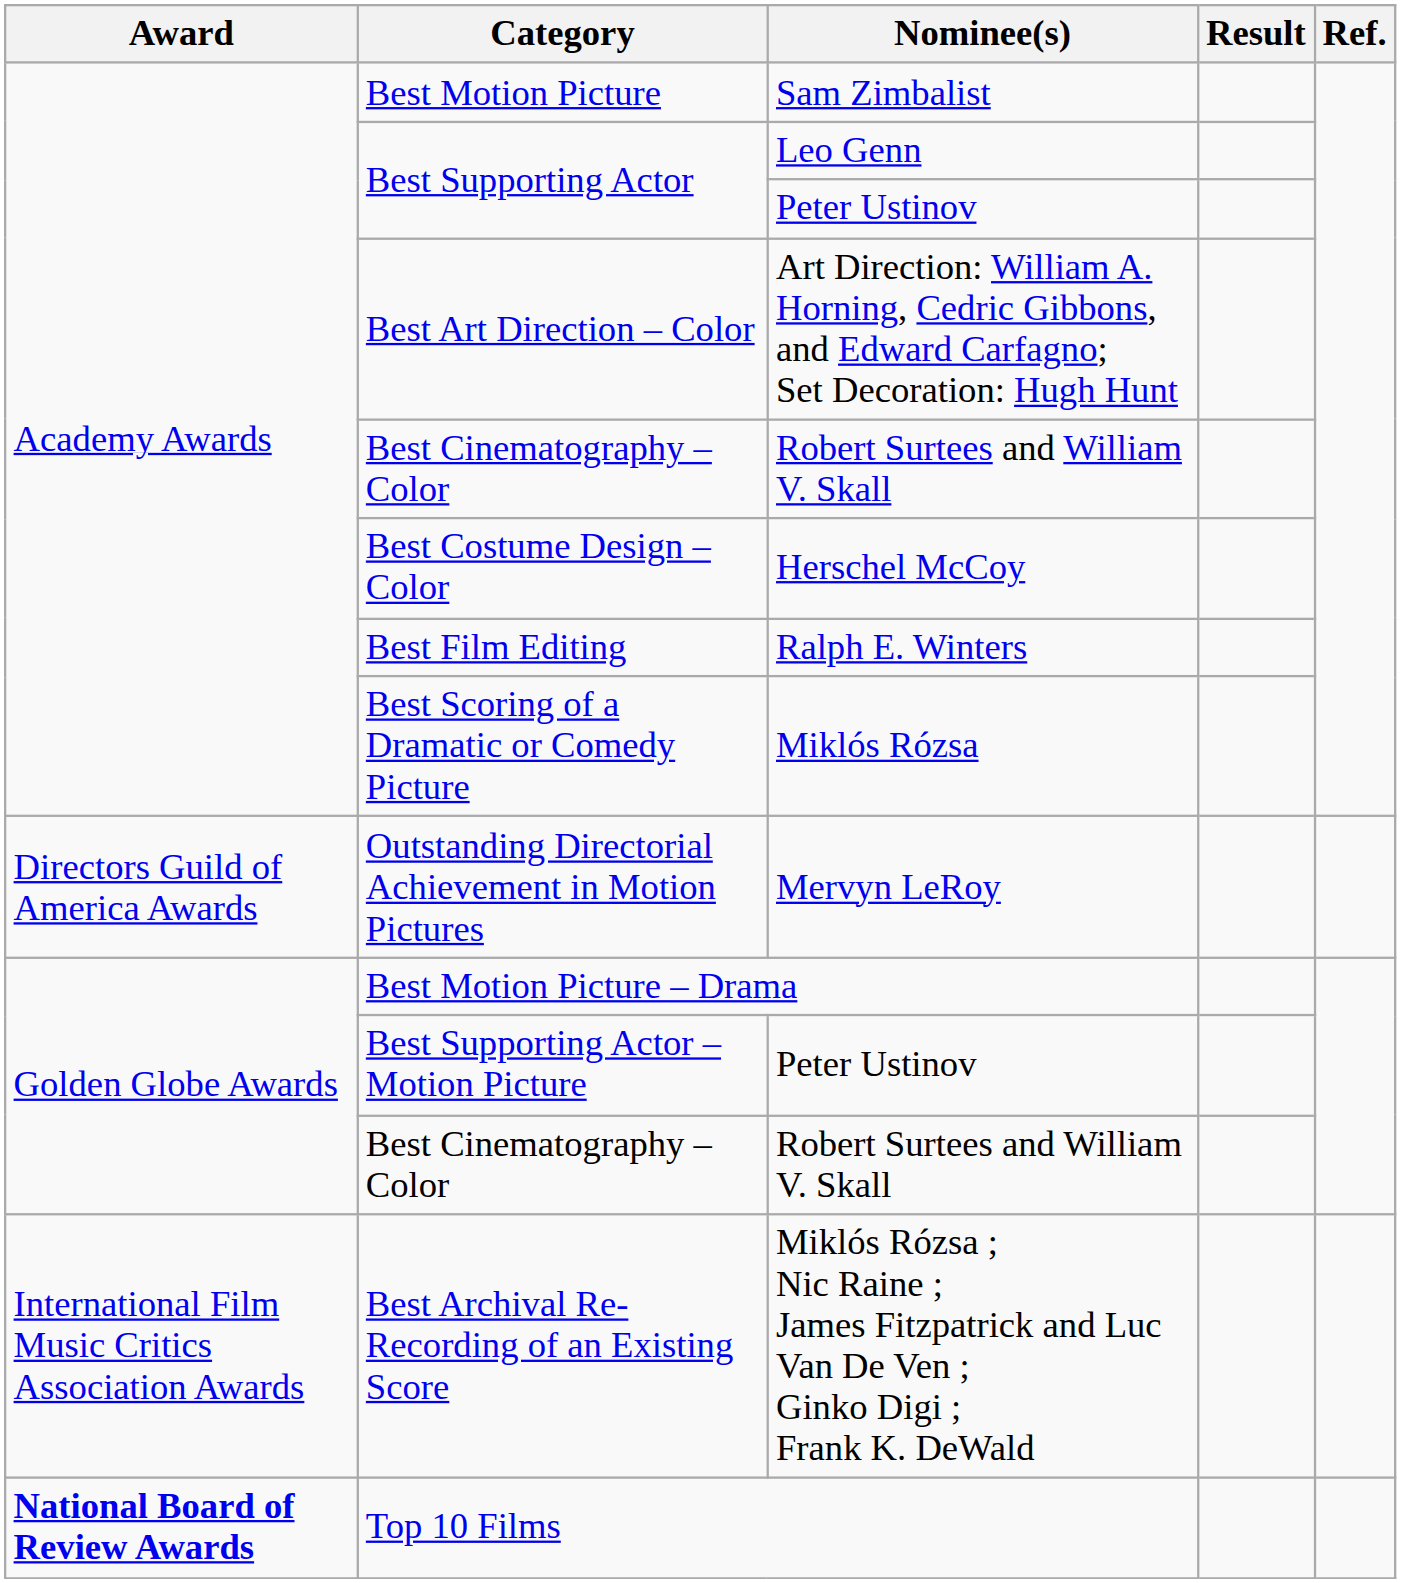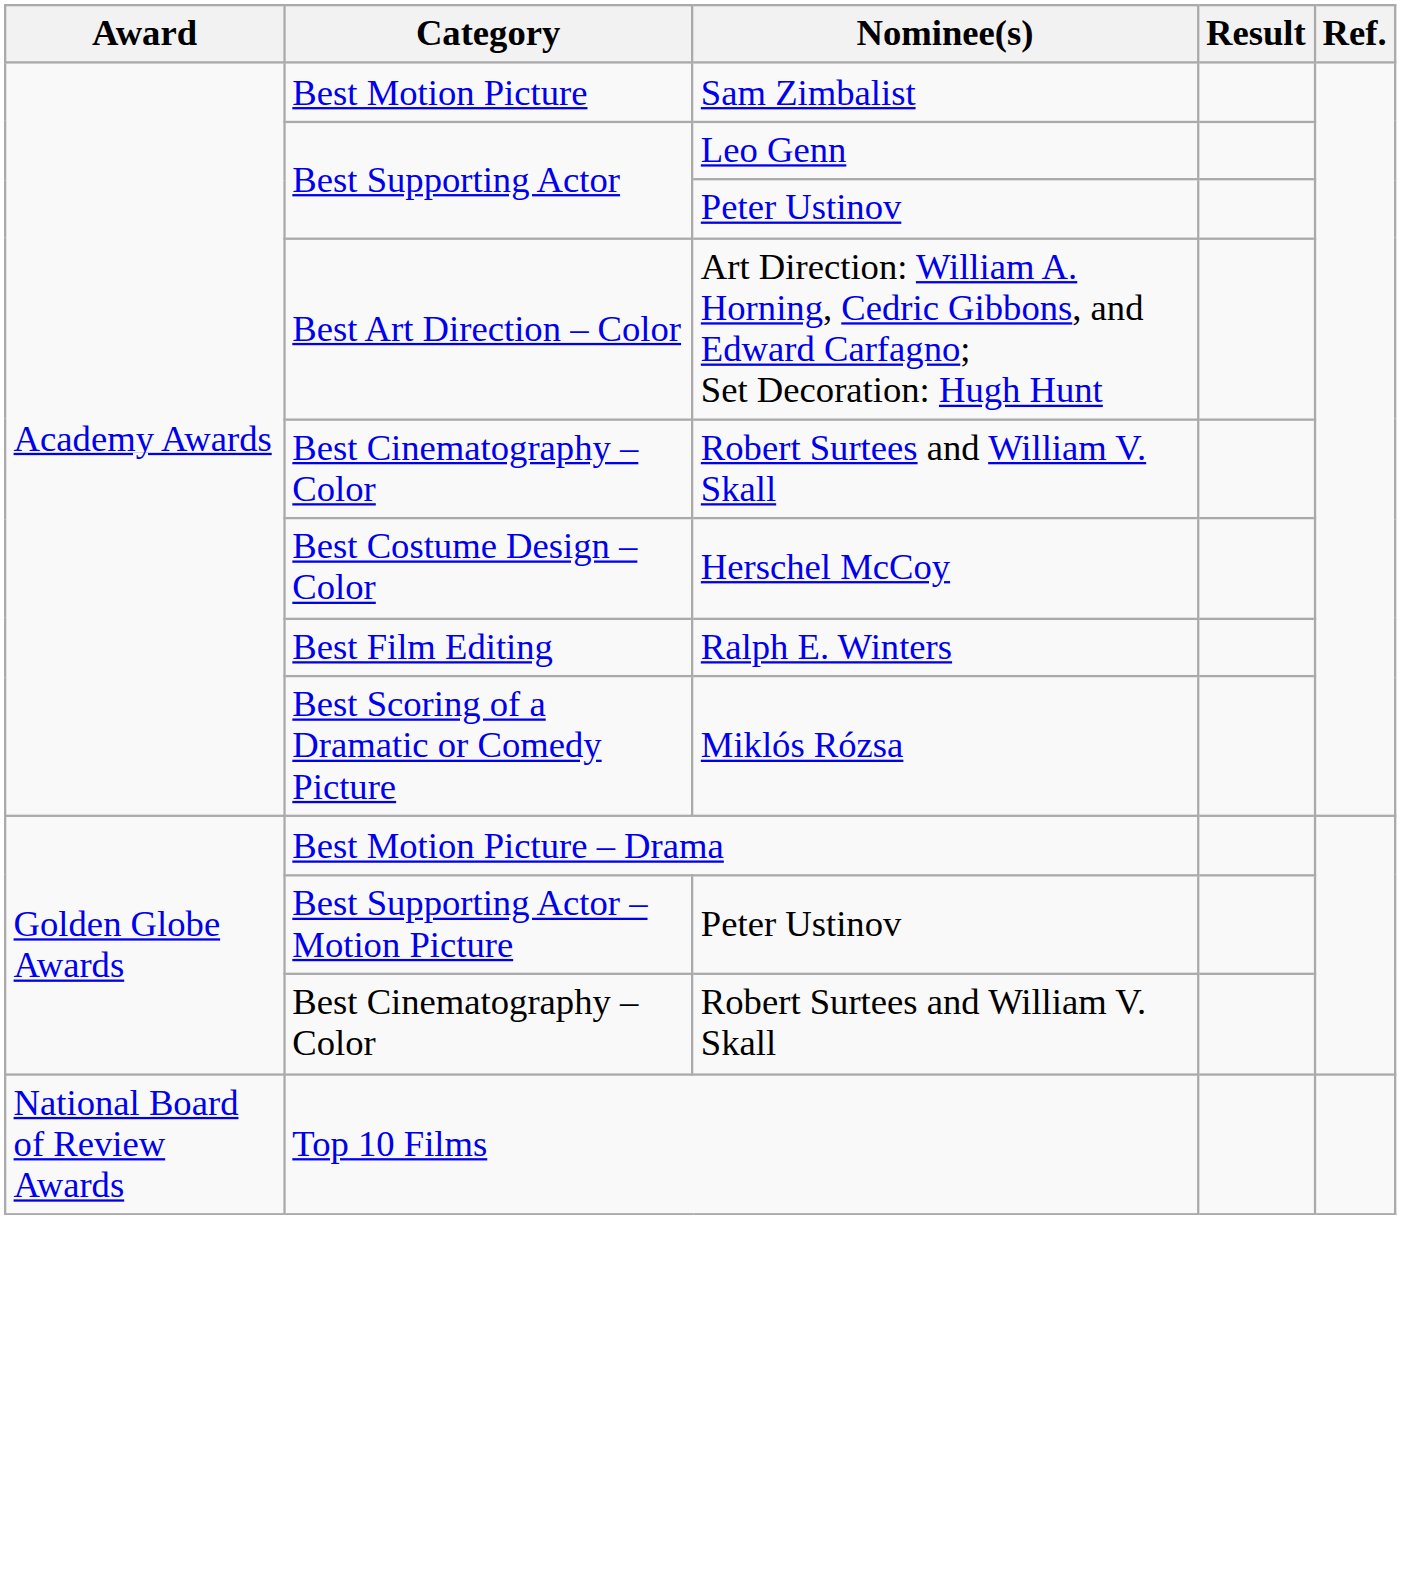- row: (541, 886)
- row: (550, 1345)
(154, 1527) bold -> (126, 1143) normal
